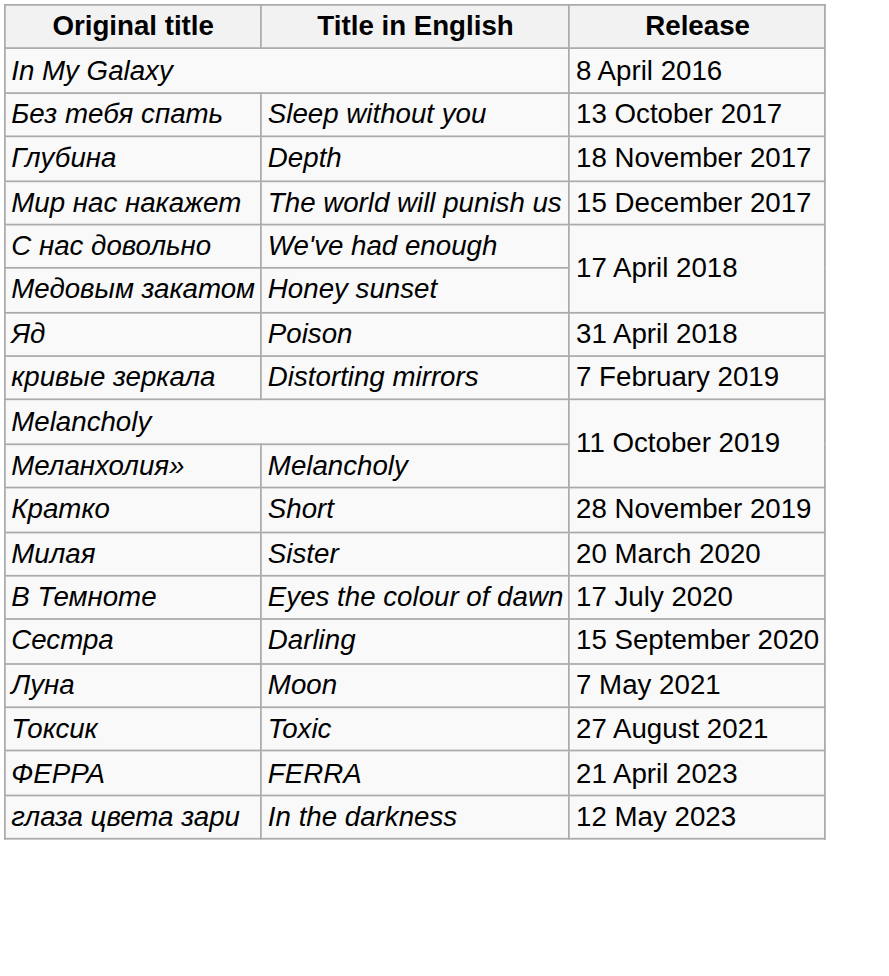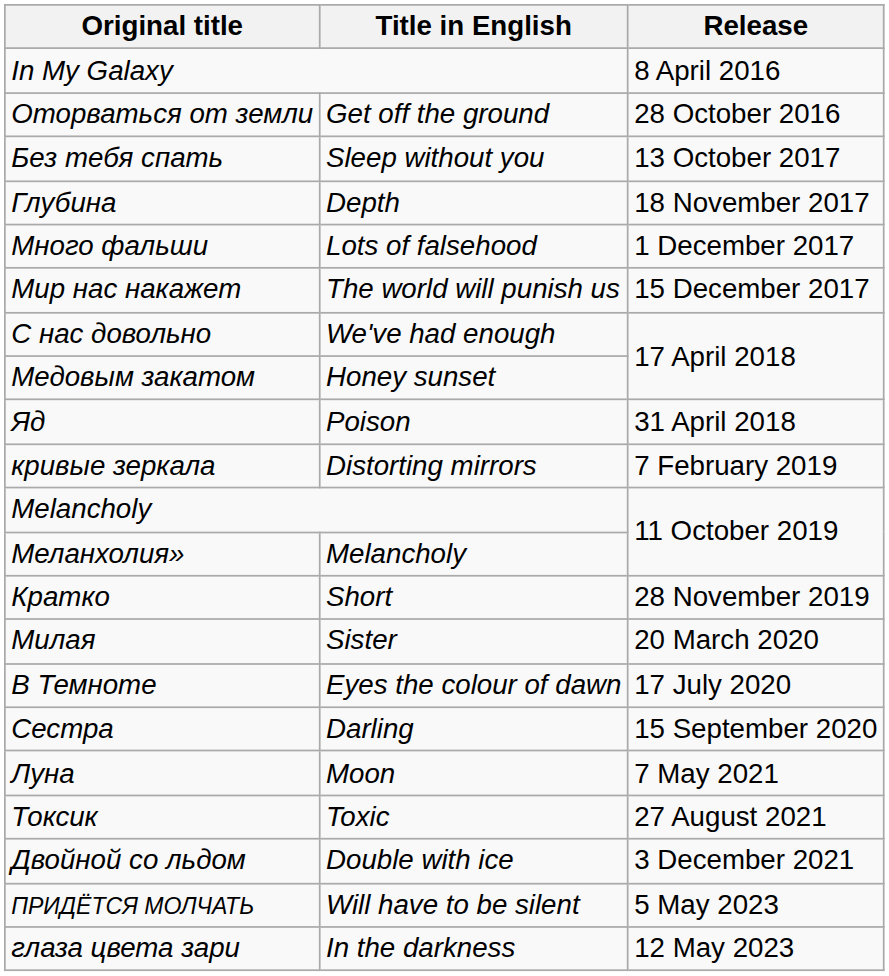+ row: (162, 114)
+ row: (110, 245)
+ row: (129, 860)
- row: (58, 772)
+ row: (133, 906)
